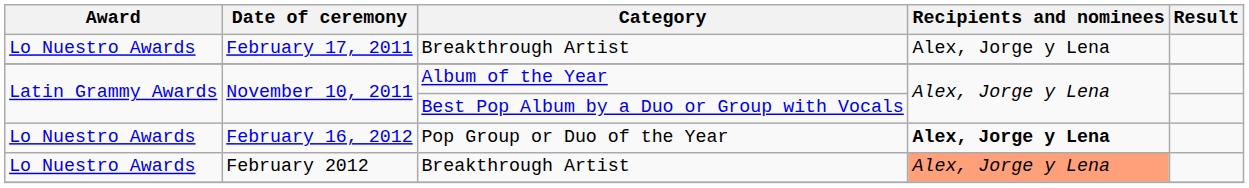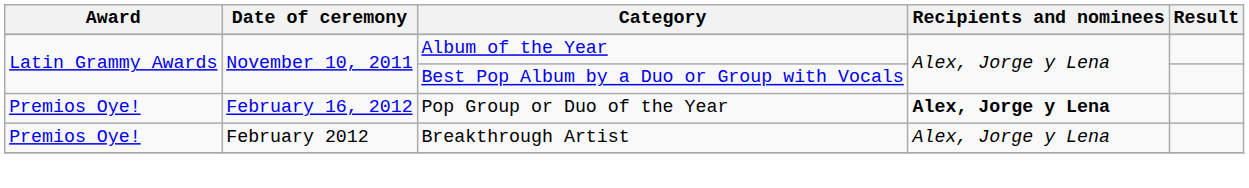- row: (319, 49)
(102, 138) Lo Nuestro Awards -> (75, 108) Premios Oye!
(102, 167) Lo Nuestro Awards -> (75, 138) Premios Oye!
(1011, 167) lightsalmon background -> (1011, 138) no background
